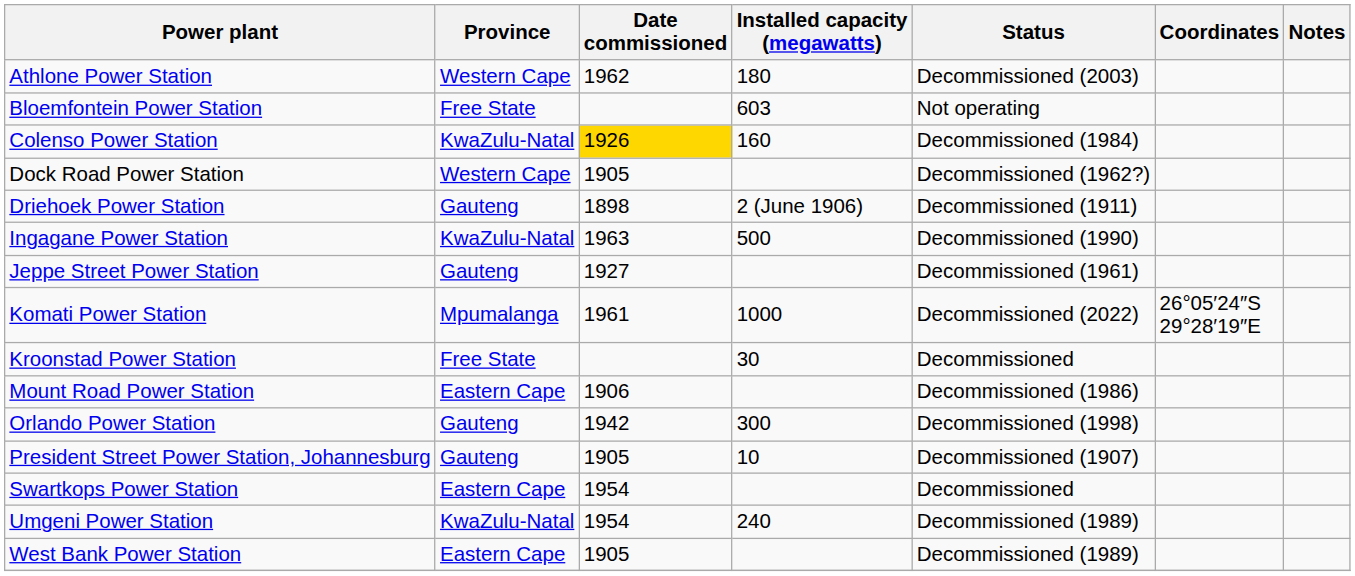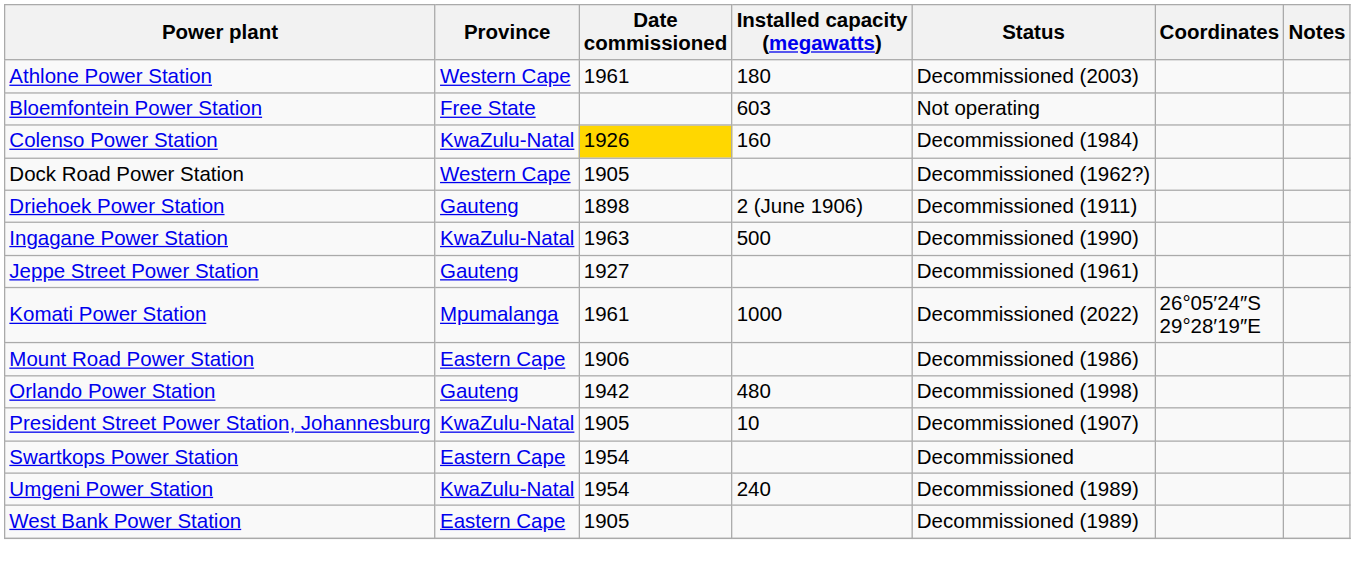(607, 76) 1962 -> (607, 76) 1961
- row: (123, 359)
(754, 424) 300 -> (754, 391) 480
(479, 456) Gauteng -> (507, 424) KwaZulu-Natal
